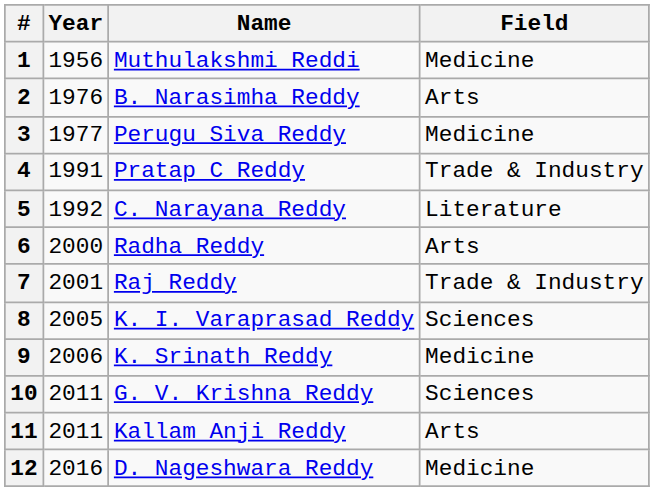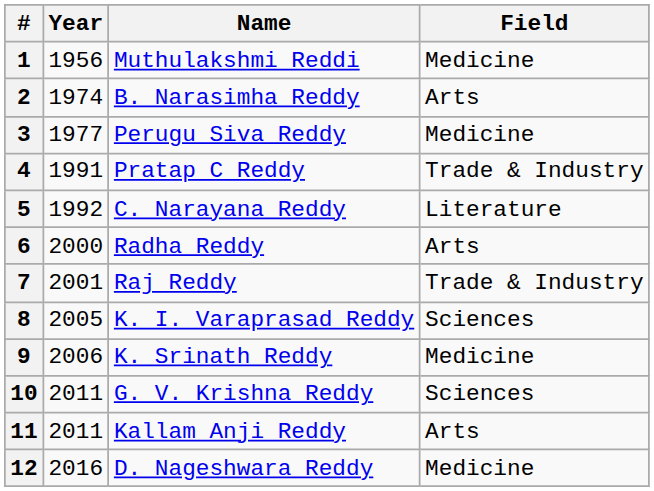(76, 98) 1976 -> (76, 98) 1974
